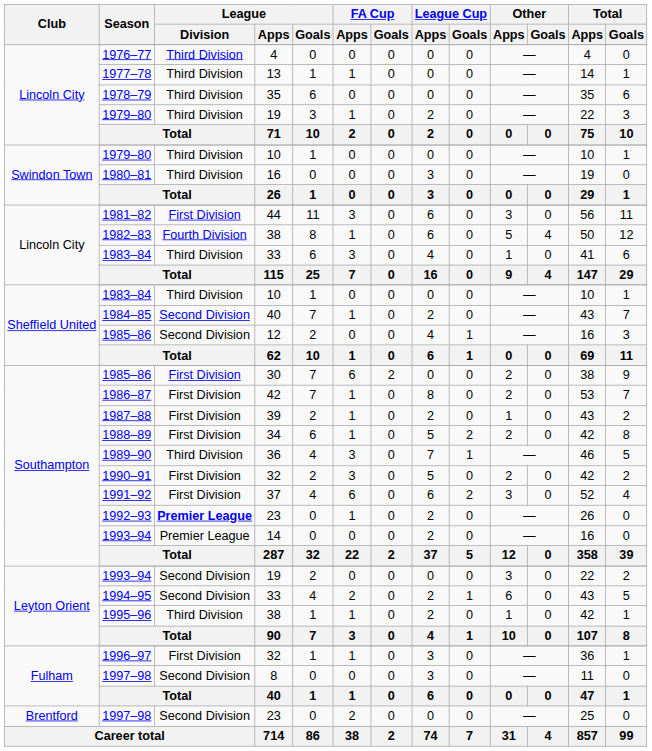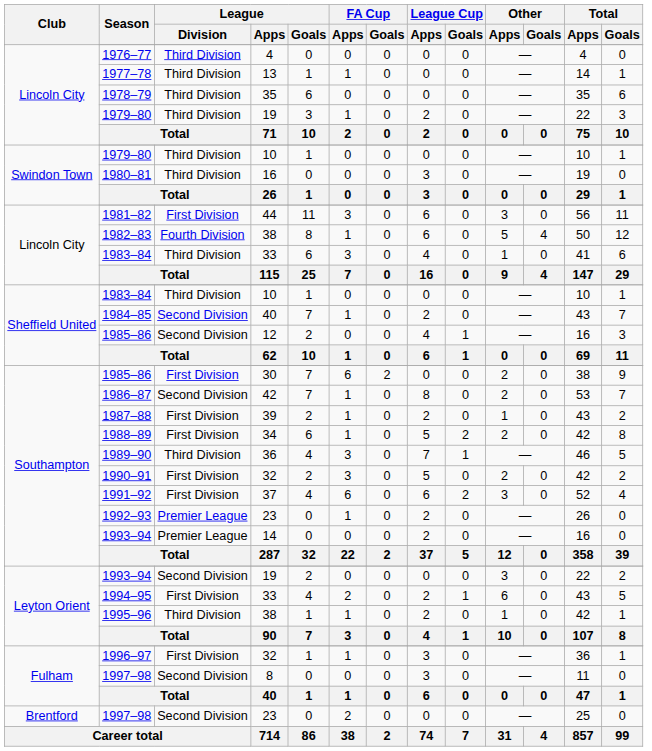(205, 395) First Division -> (203, 395) Second Division
(205, 515) bold -> (202, 515) normal
(205, 595) Second Division -> (202, 595) First Division
